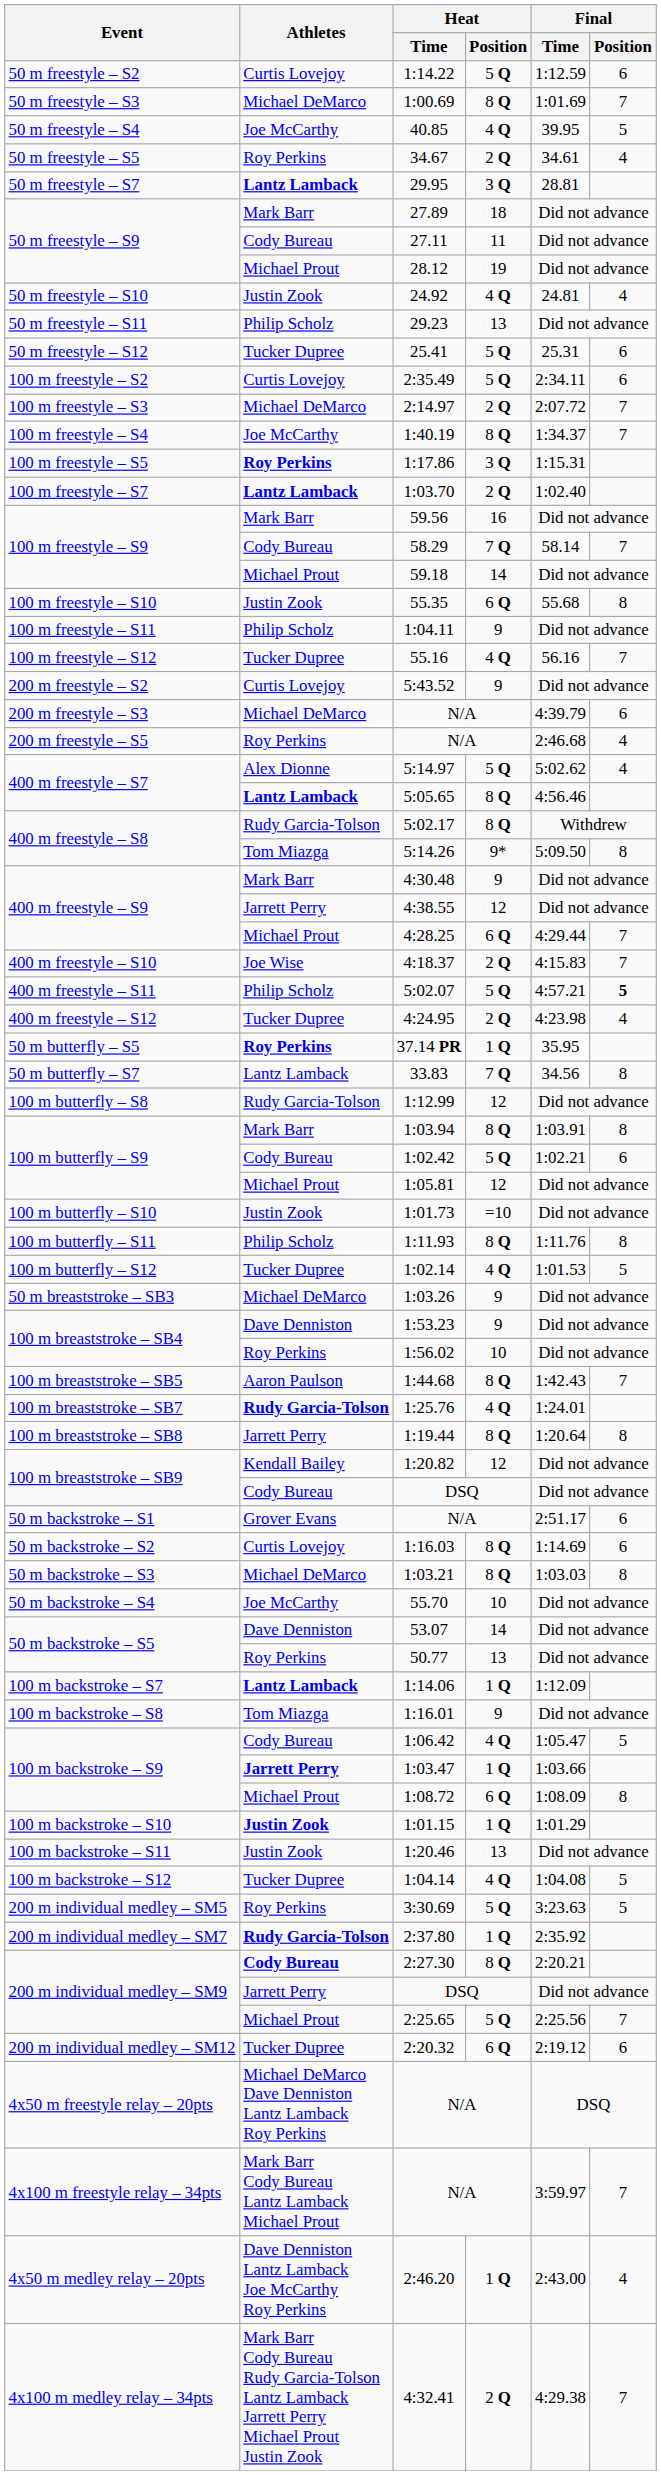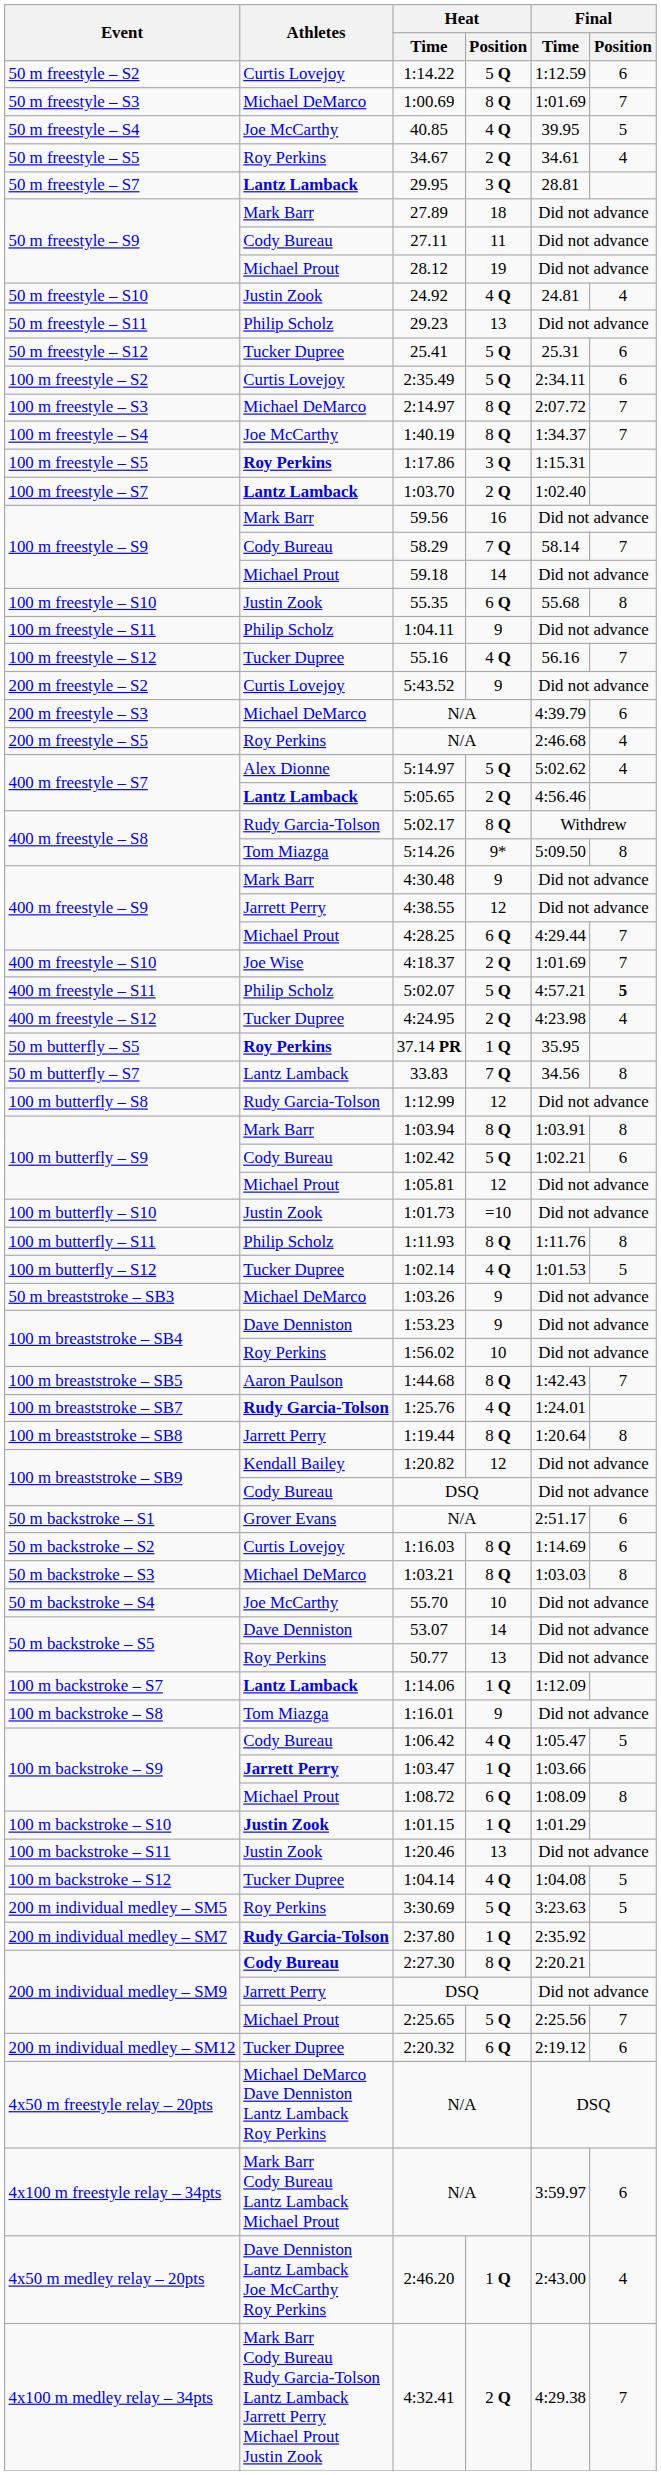(498, 407) 2 Q -> (498, 407) 8 Q
(498, 796) 8 Q -> (498, 796) 2 Q
(561, 963) 4:15.83 -> (561, 963) 1:01.69
(623, 2192) 7 -> (623, 2192) 6
